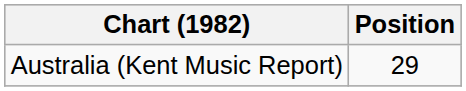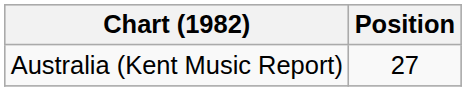(405, 65) 29 -> (405, 65) 27
